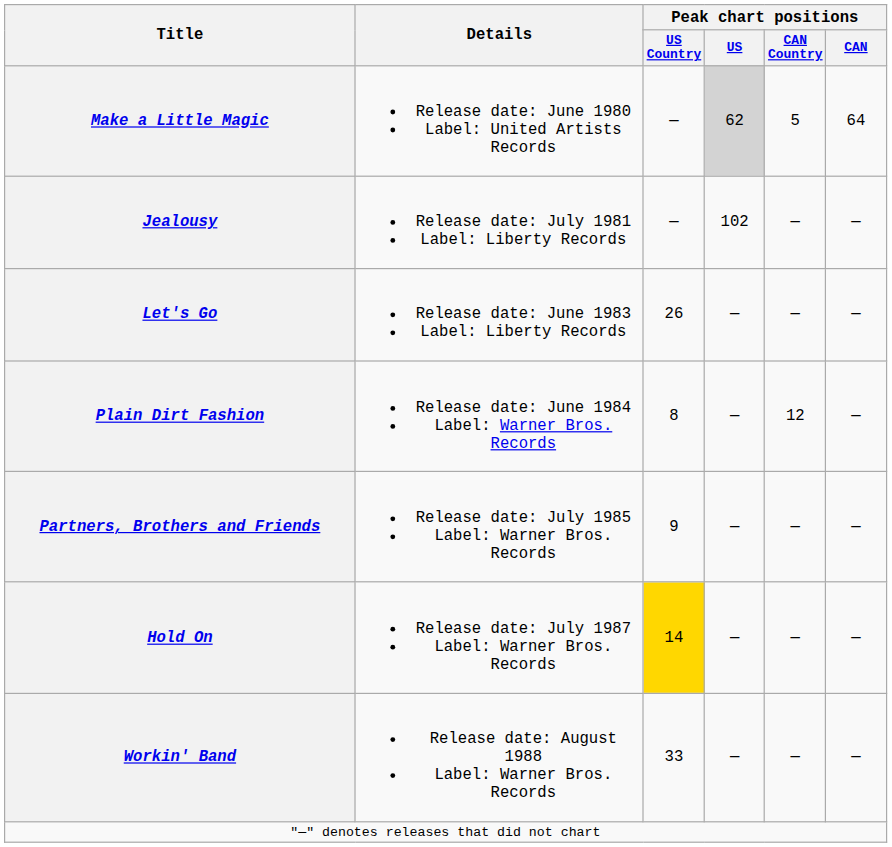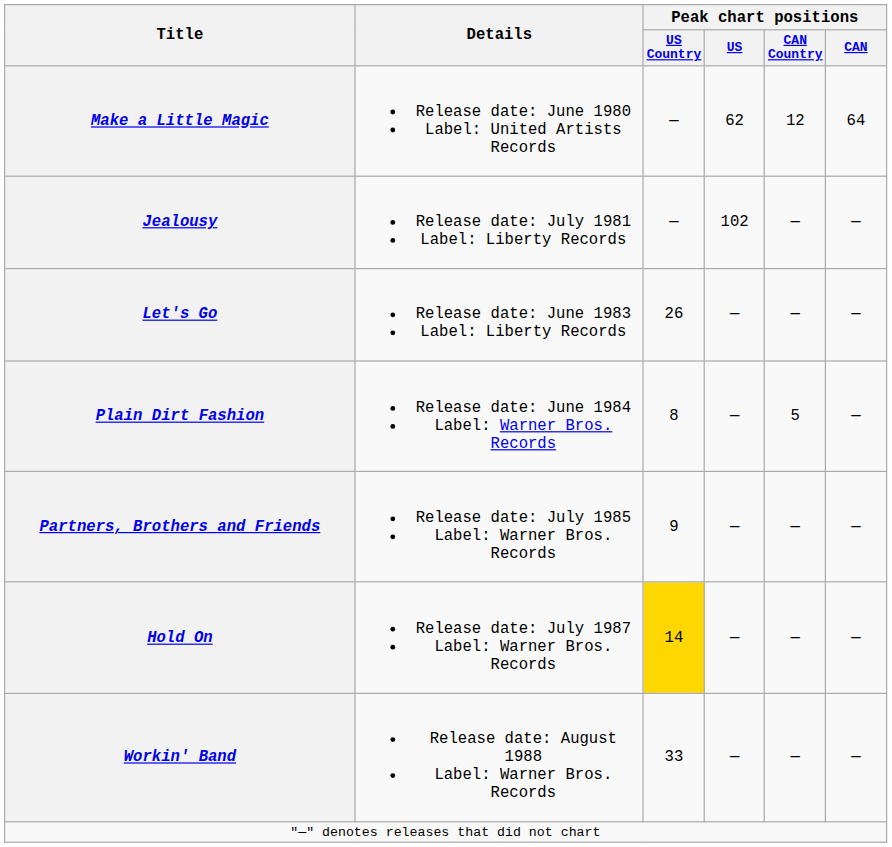(735, 121) lightgrey background -> (735, 121) no background
(795, 121) 5 -> (795, 121) 12
(795, 416) 12 -> (795, 416) 5
